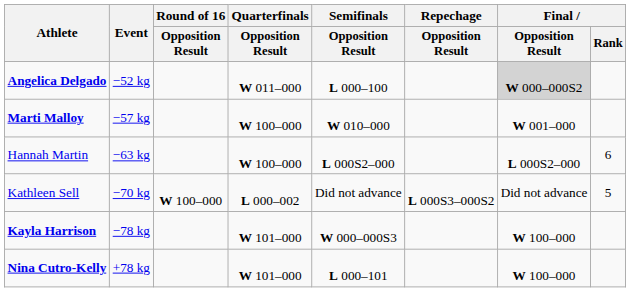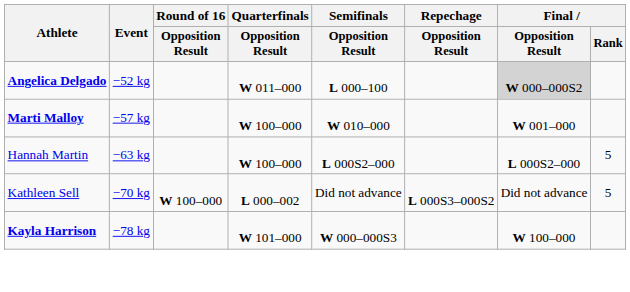(608, 155) 6 -> (608, 155) 5
- row: (57, 268)
